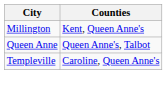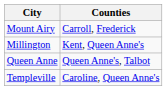+ row: (31, 28)
